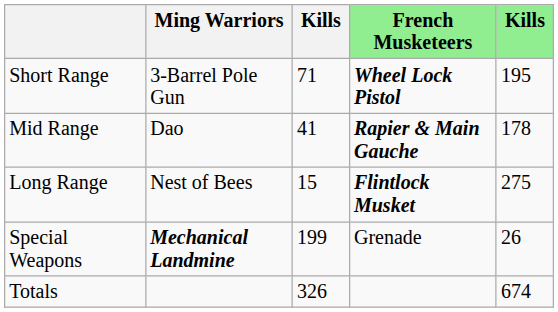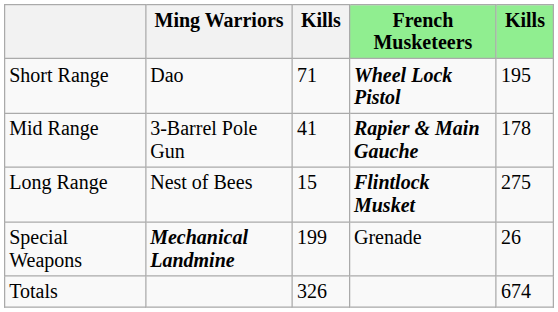(204, 85) 3-Barrel Pole Gun -> (167, 74) Dao
(167, 128) Dao -> (204, 140) 3-Barrel Pole Gun
